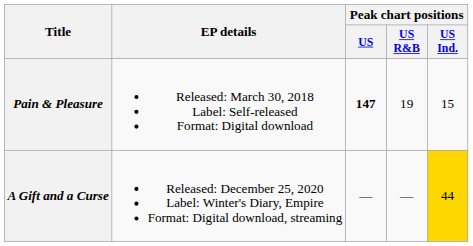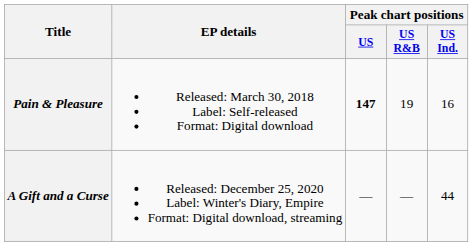(448, 104) 15 -> (448, 104) 16
(448, 195) gold background -> (448, 195) no background
